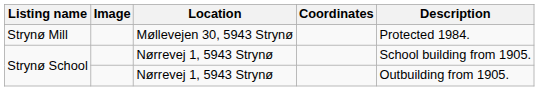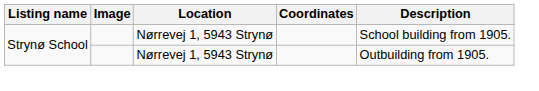- row: (38, 34)
